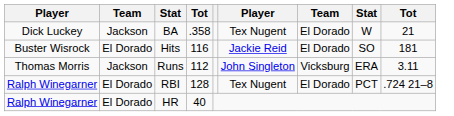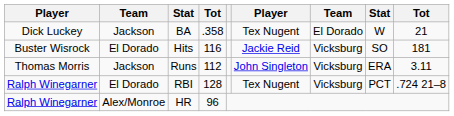(325, 48) El Dorado -> (338, 48) Vicksburg
(325, 84) El Dorado -> (338, 84) Vicksburg
(127, 102) El Dorado -> (134, 102) Alex/Monroe
(200, 102) 40 -> (213, 102) 96
